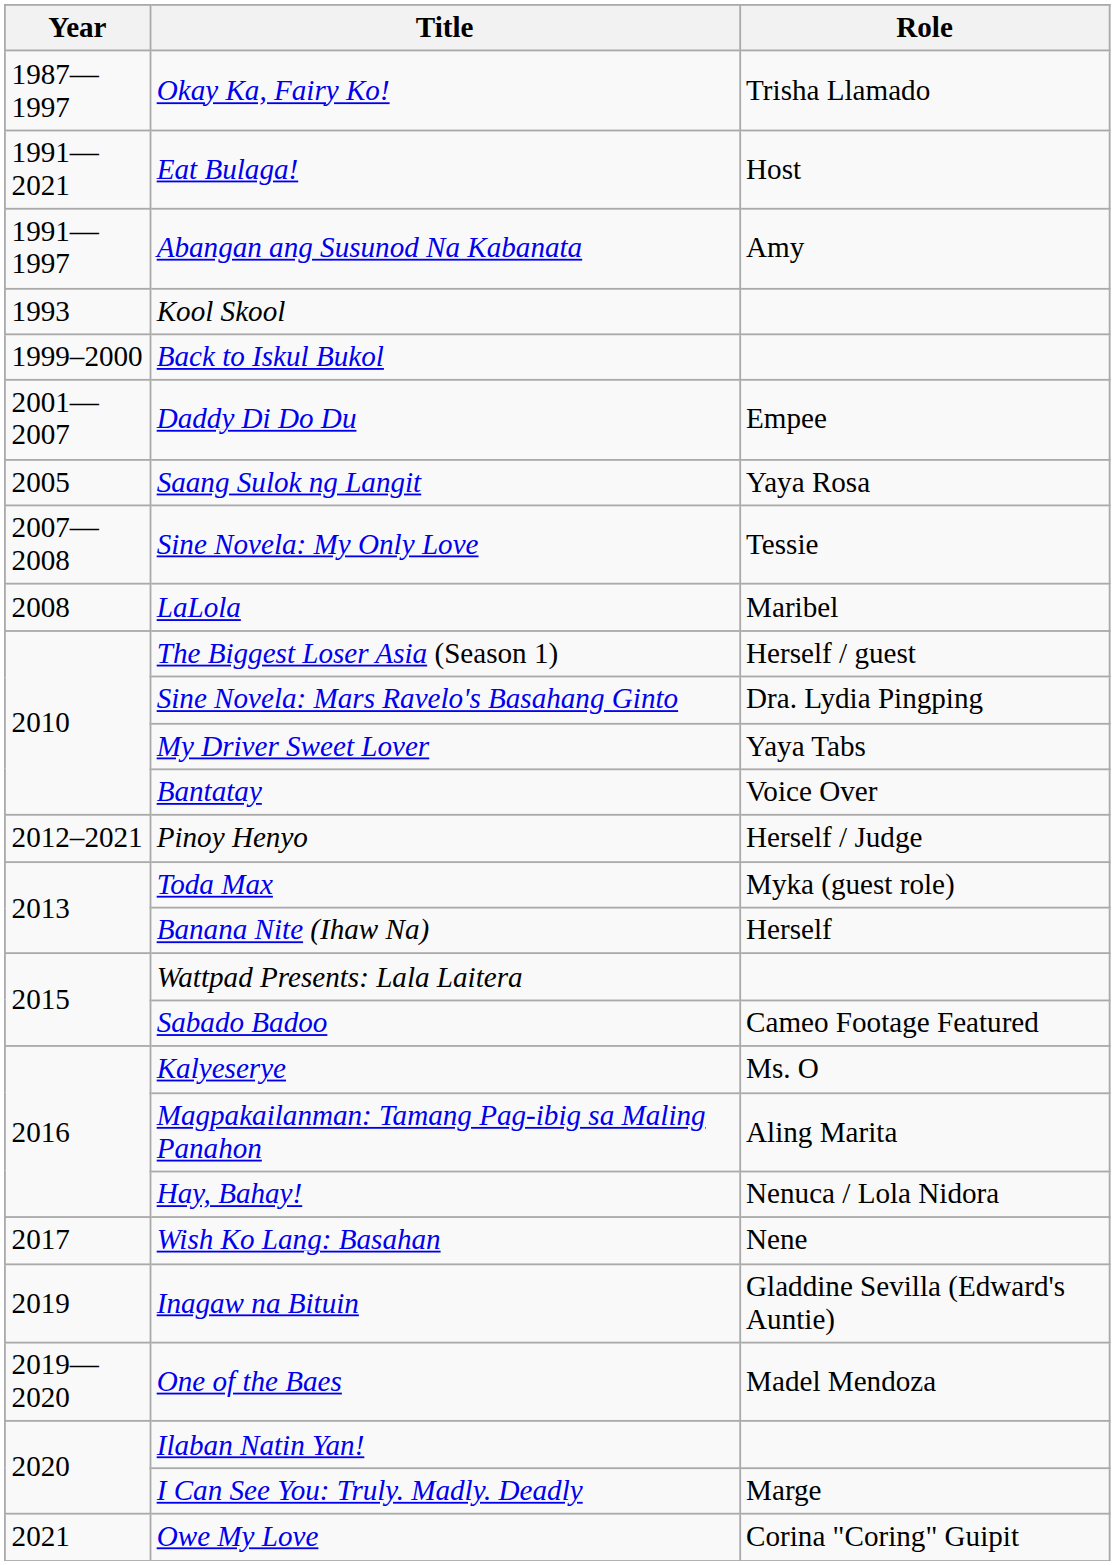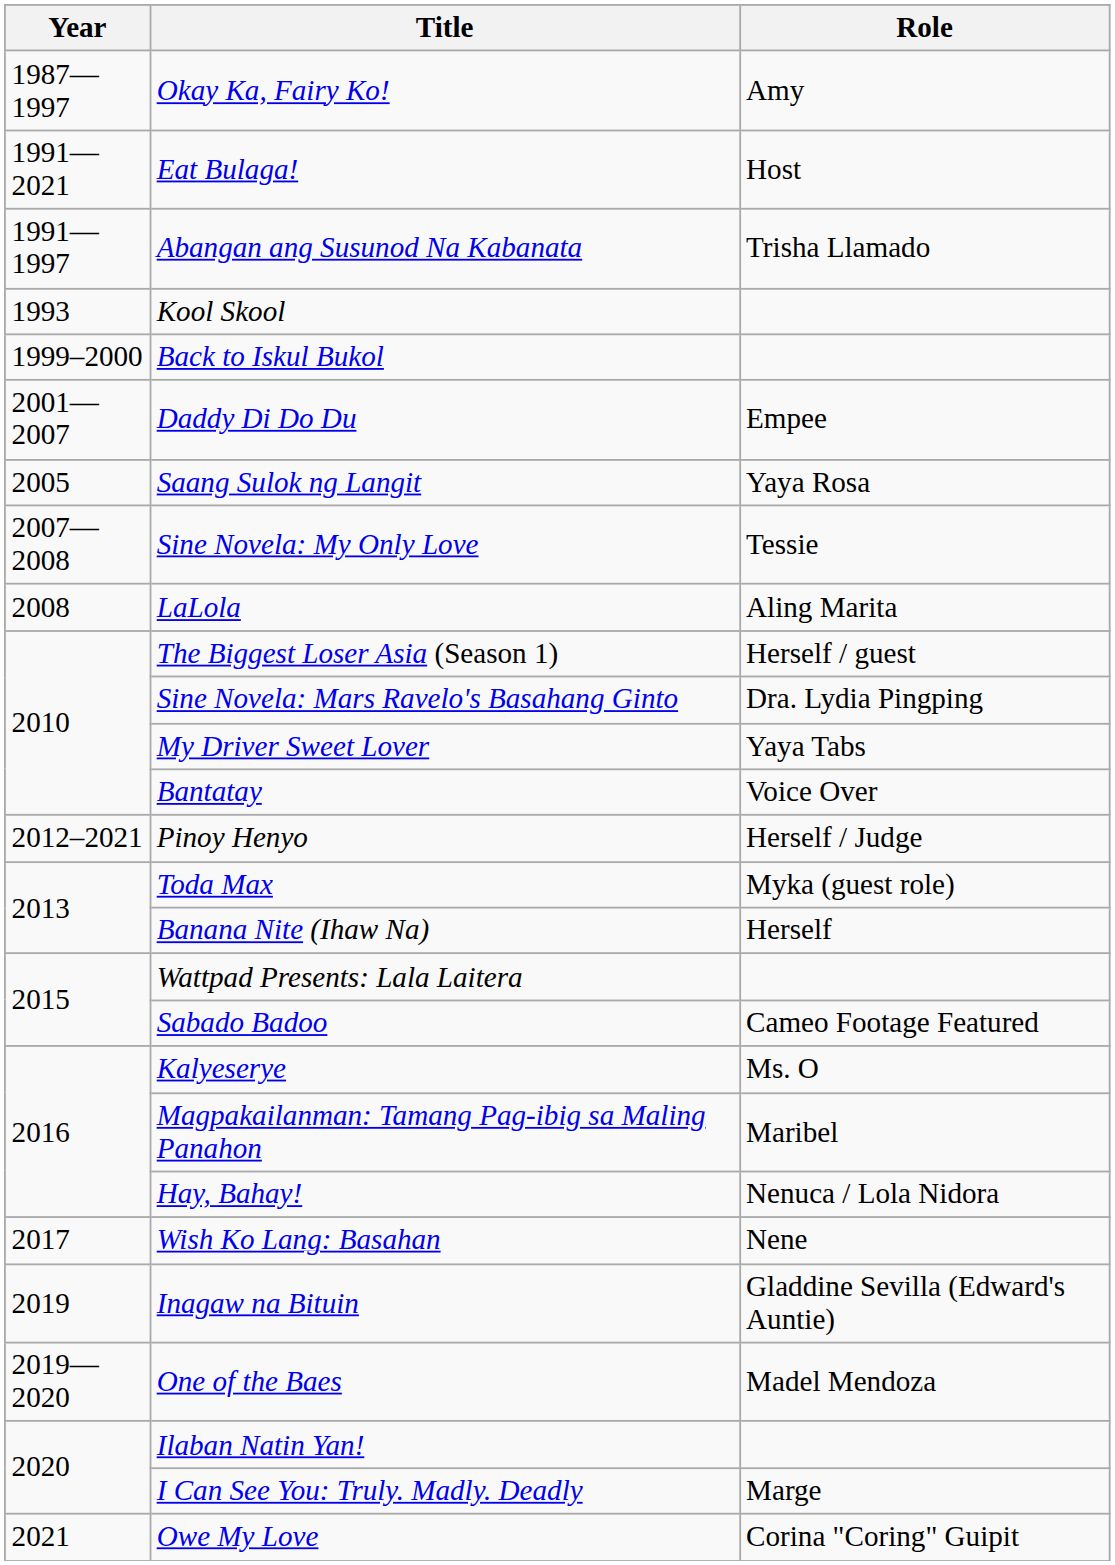(838, 90) Trisha Llamado -> (775, 90) Amy
(775, 248) Amy -> (838, 248) Trisha Llamado
(792, 607) Maribel -> (822, 607) Aling Marita
(822, 1131) Aling Marita -> (792, 1131) Maribel
